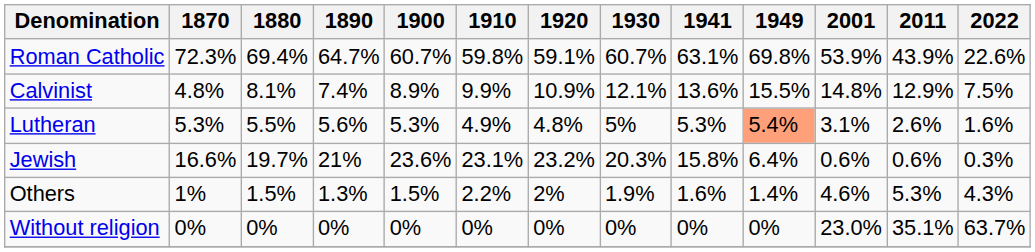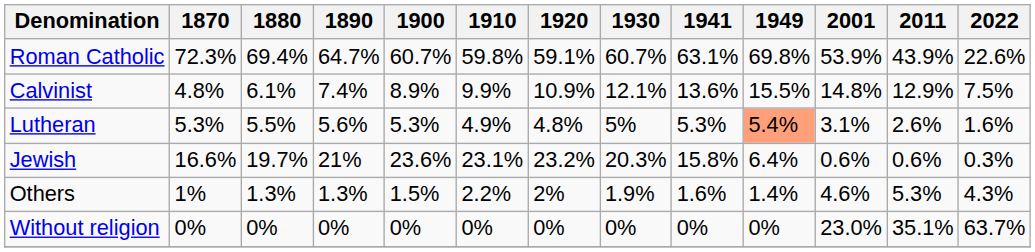(271, 90) 8.1% -> (271, 90) 6.1%
(271, 194) 1.5% -> (271, 194) 1.3%
